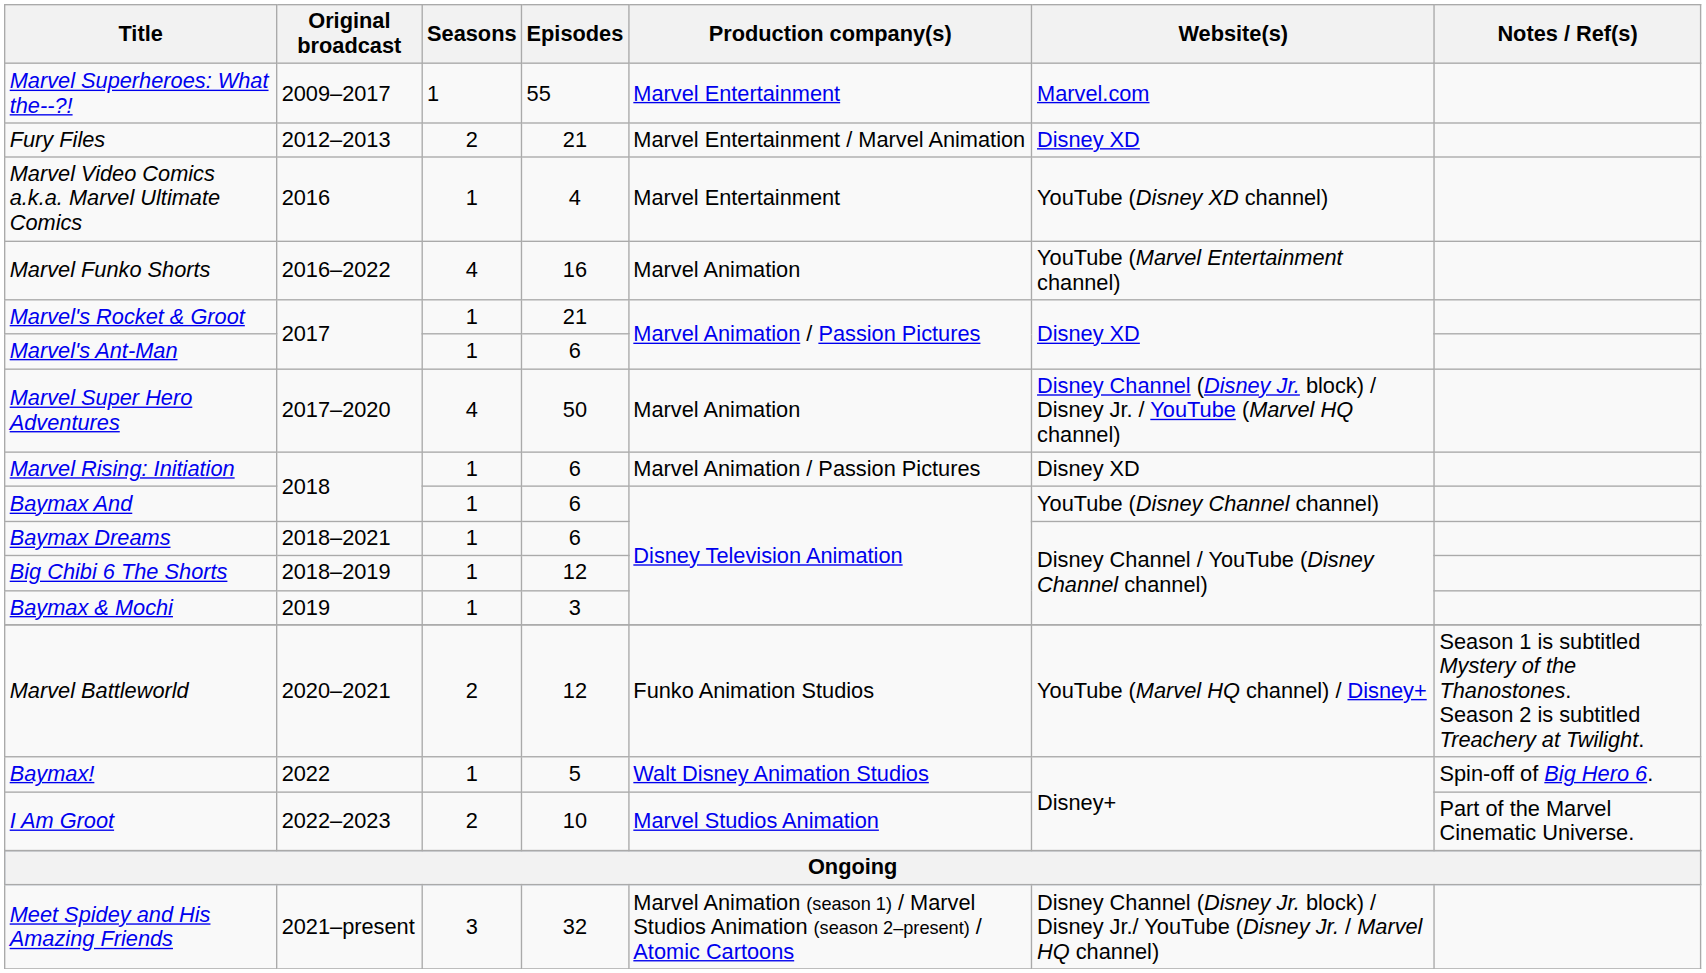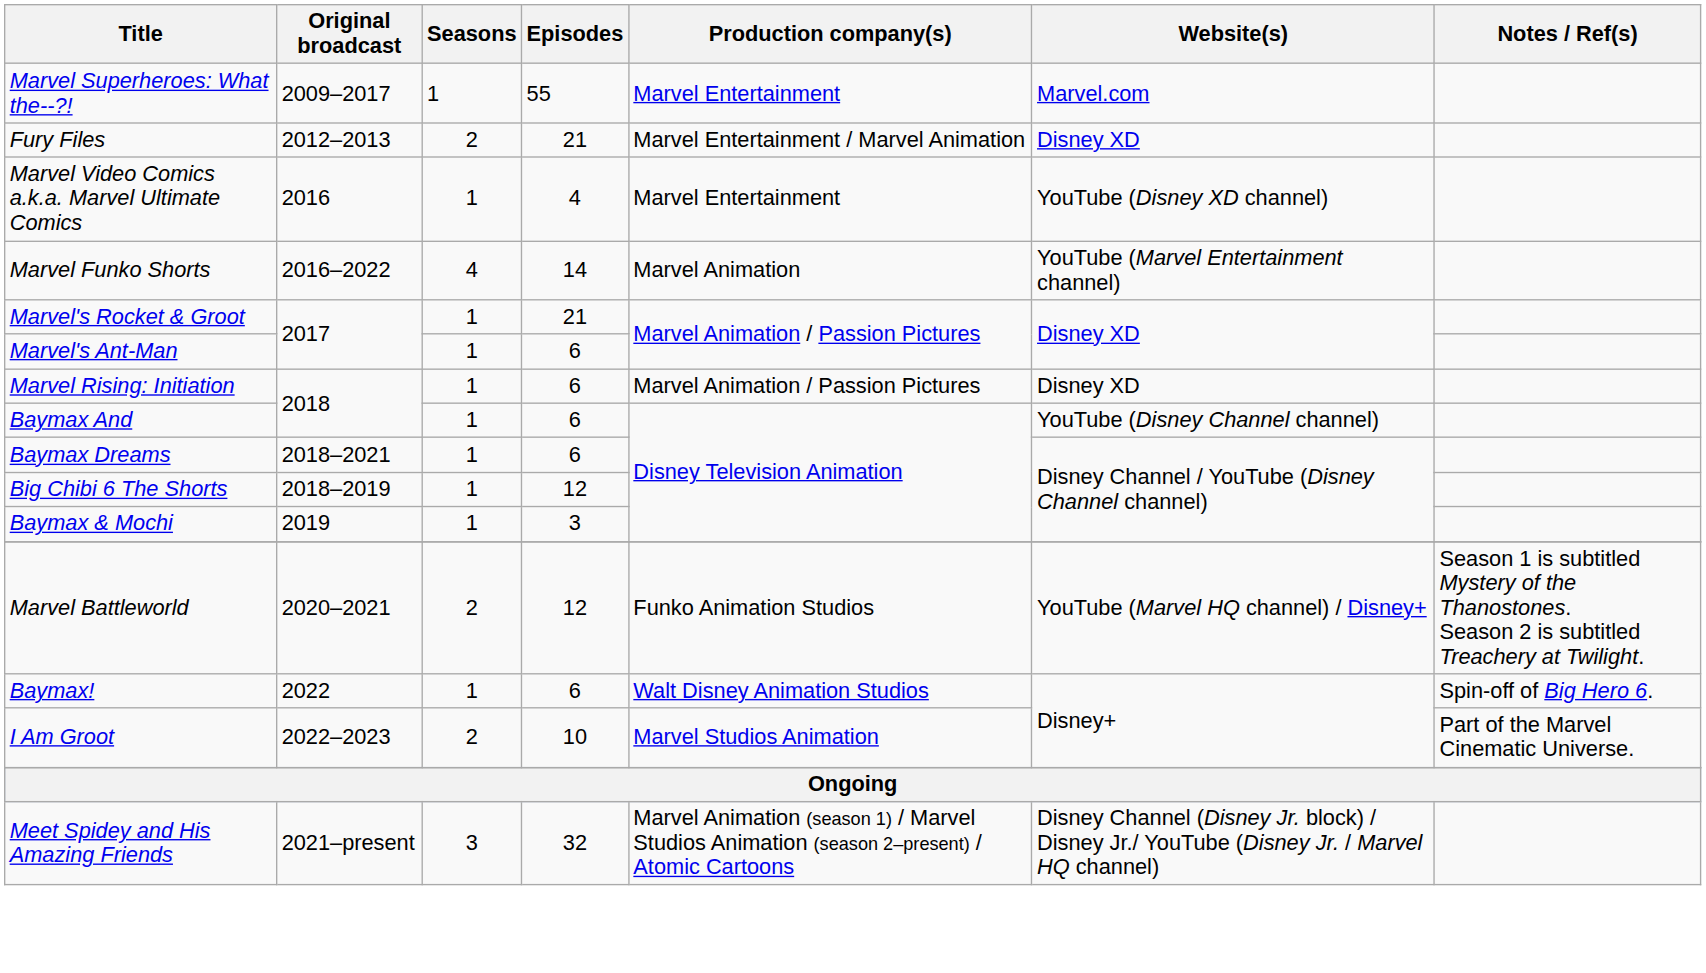(575, 269) 16 -> (575, 269) 14
- row: (101, 410)
(575, 774) 5 -> (575, 690) 6
